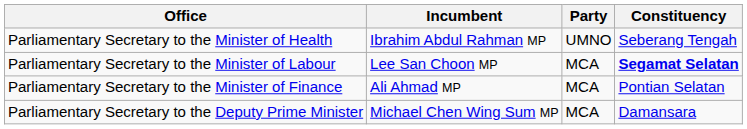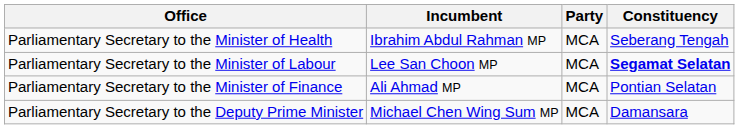(589, 40) UMNO -> (582, 40) MCA
